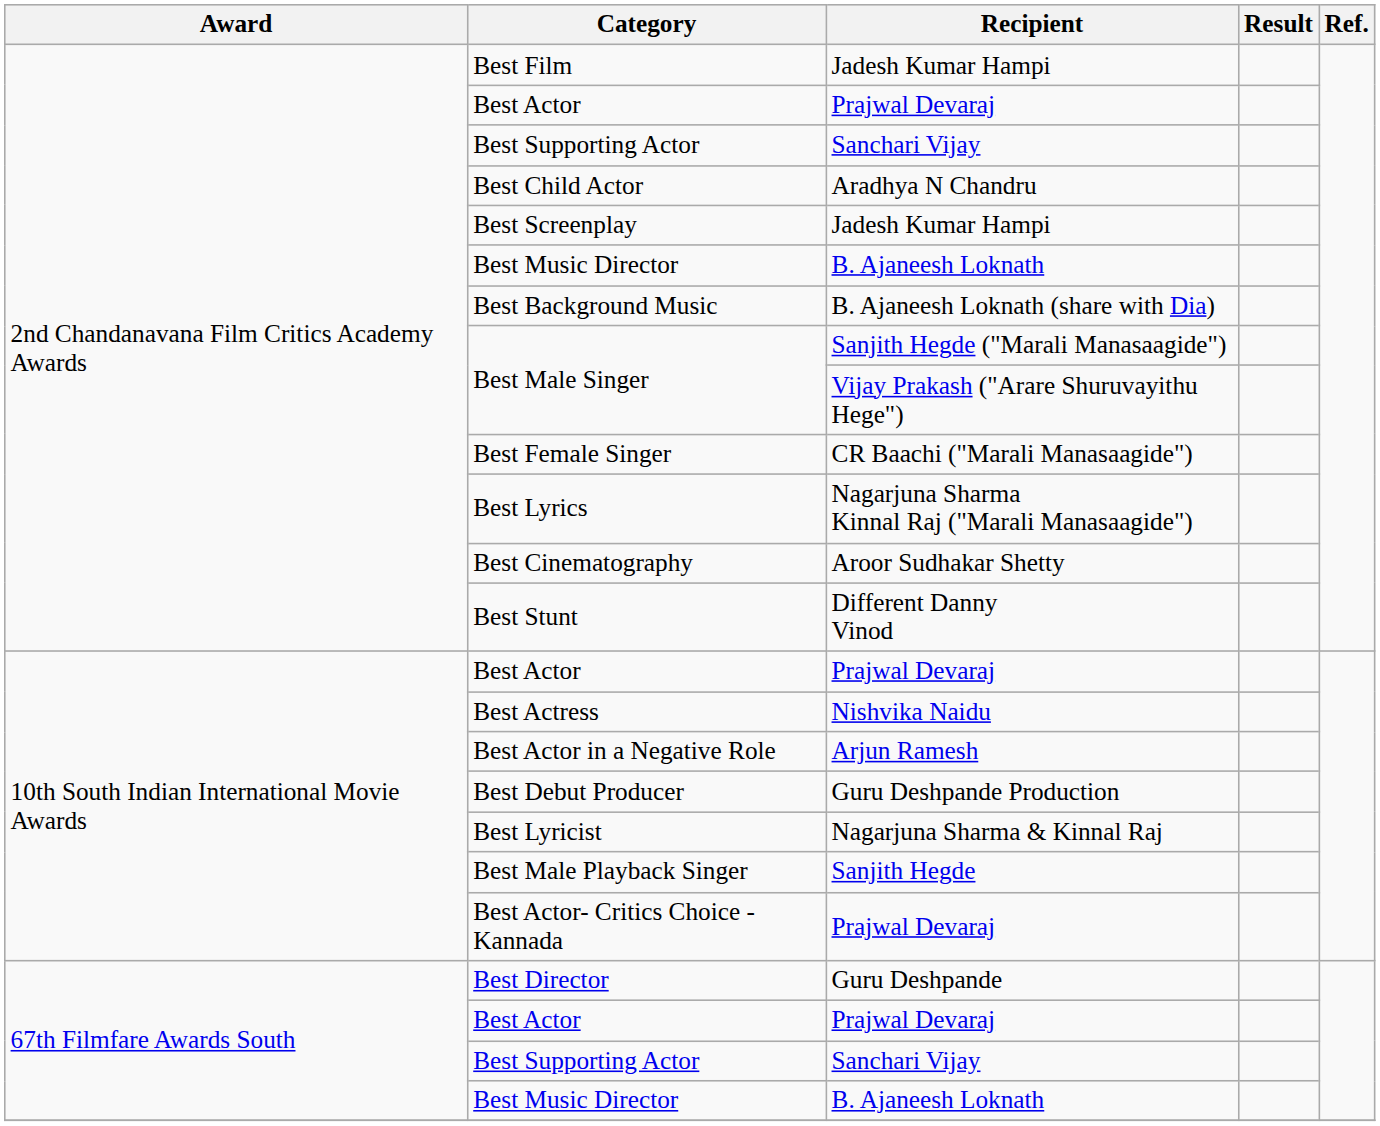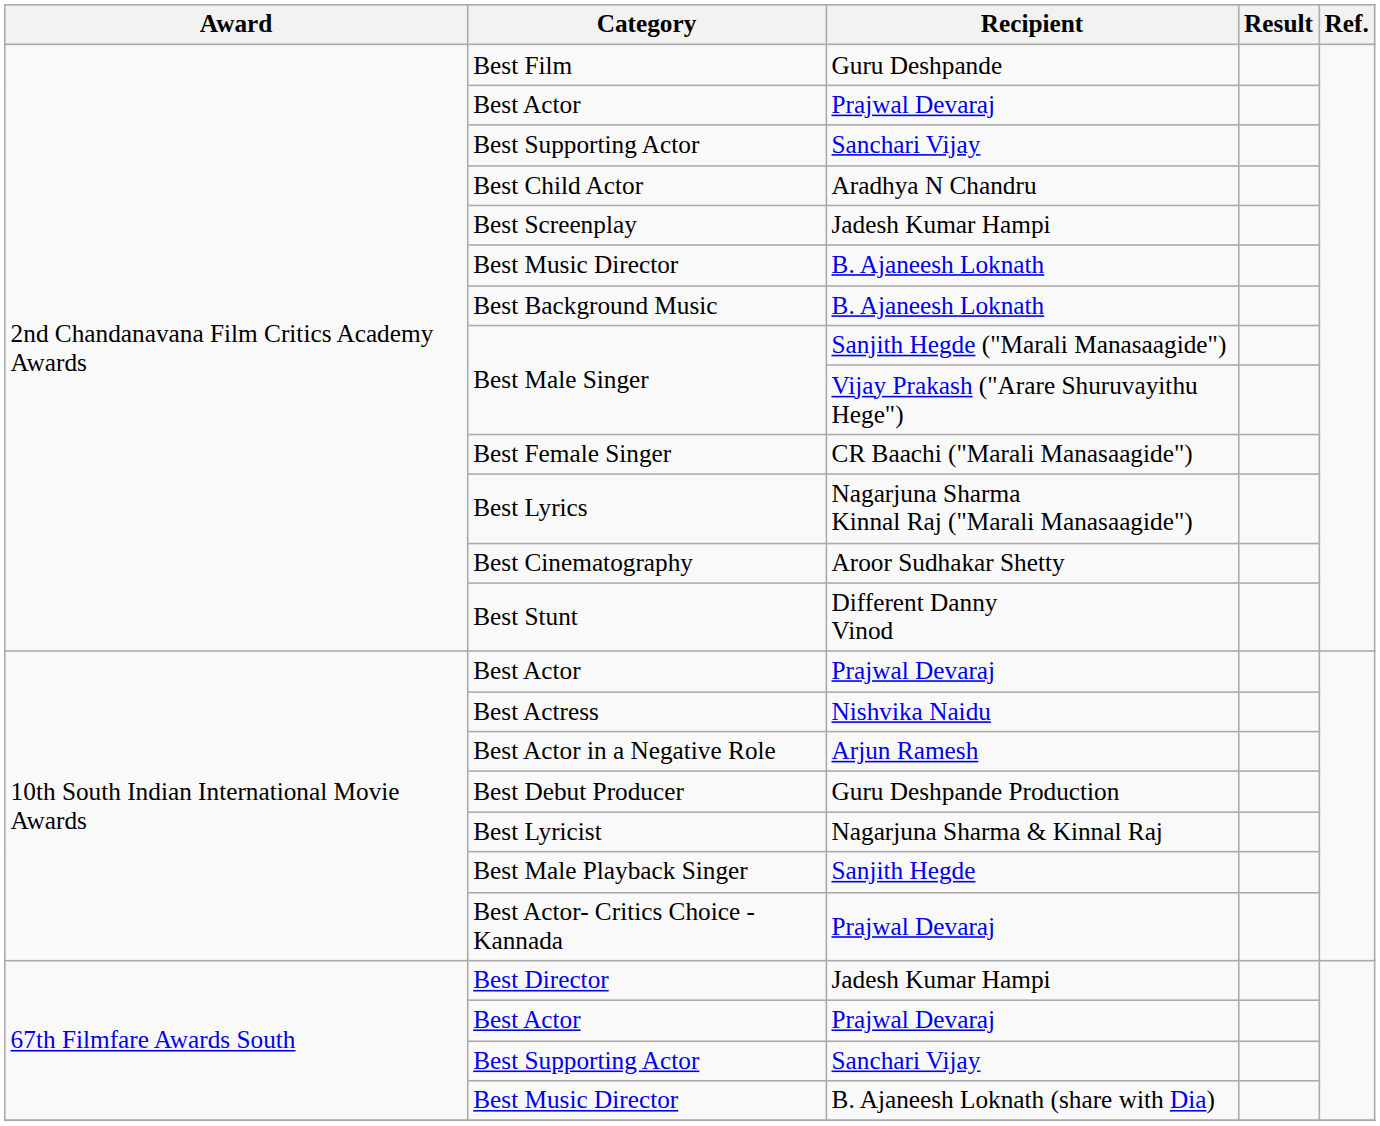(941, 64) Jadesh Kumar Hampi -> (917, 64) Guru Deshpande
(1023, 305) B. Ajaneesh Loknath (share with Dia) -> (938, 305) B. Ajaneesh Loknath
(917, 980) Guru Deshpande -> (941, 980) Jadesh Kumar Hampi
(938, 1100) B. Ajaneesh Loknath -> (1023, 1100) B. Ajaneesh Loknath (share with Dia)
